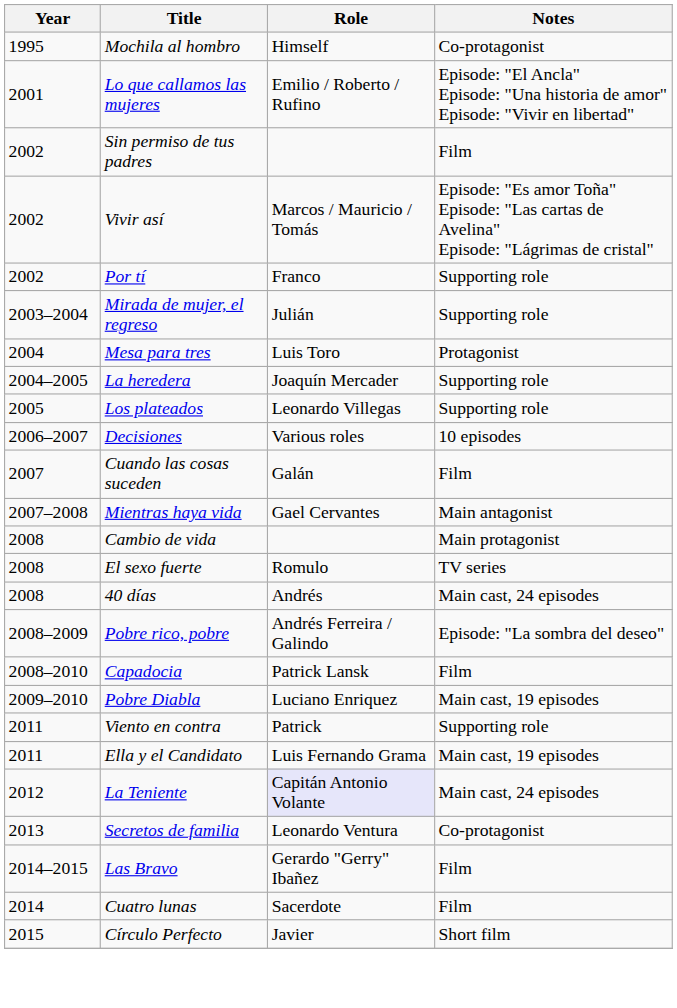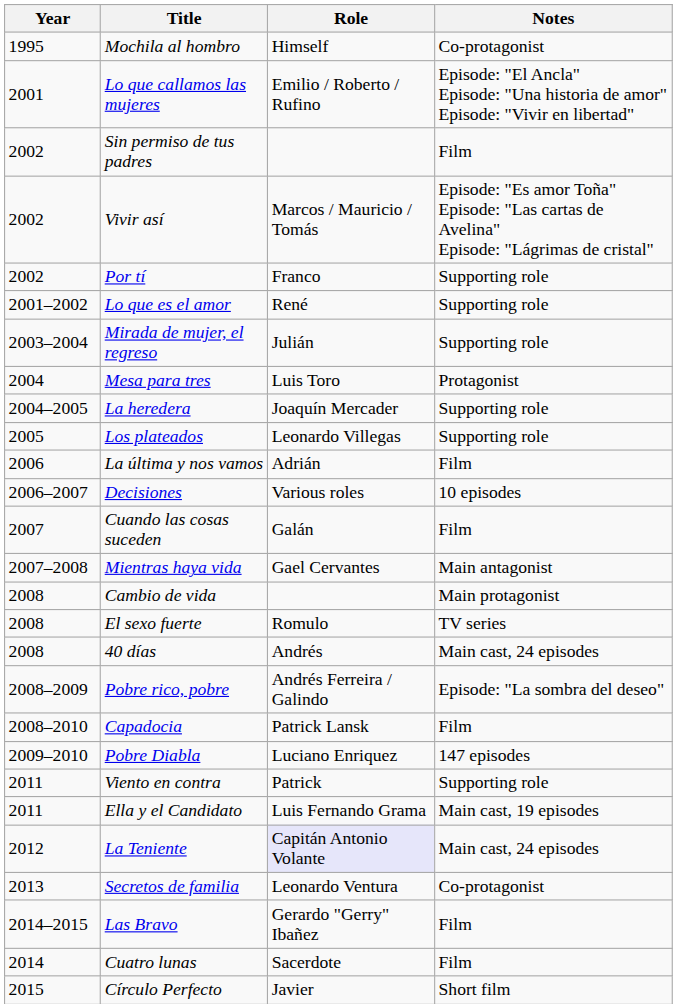+ row: (168, 304)
+ row: (184, 464)
(519, 699) Main cast, 19 episodes -> (484, 754) 147 episodes
